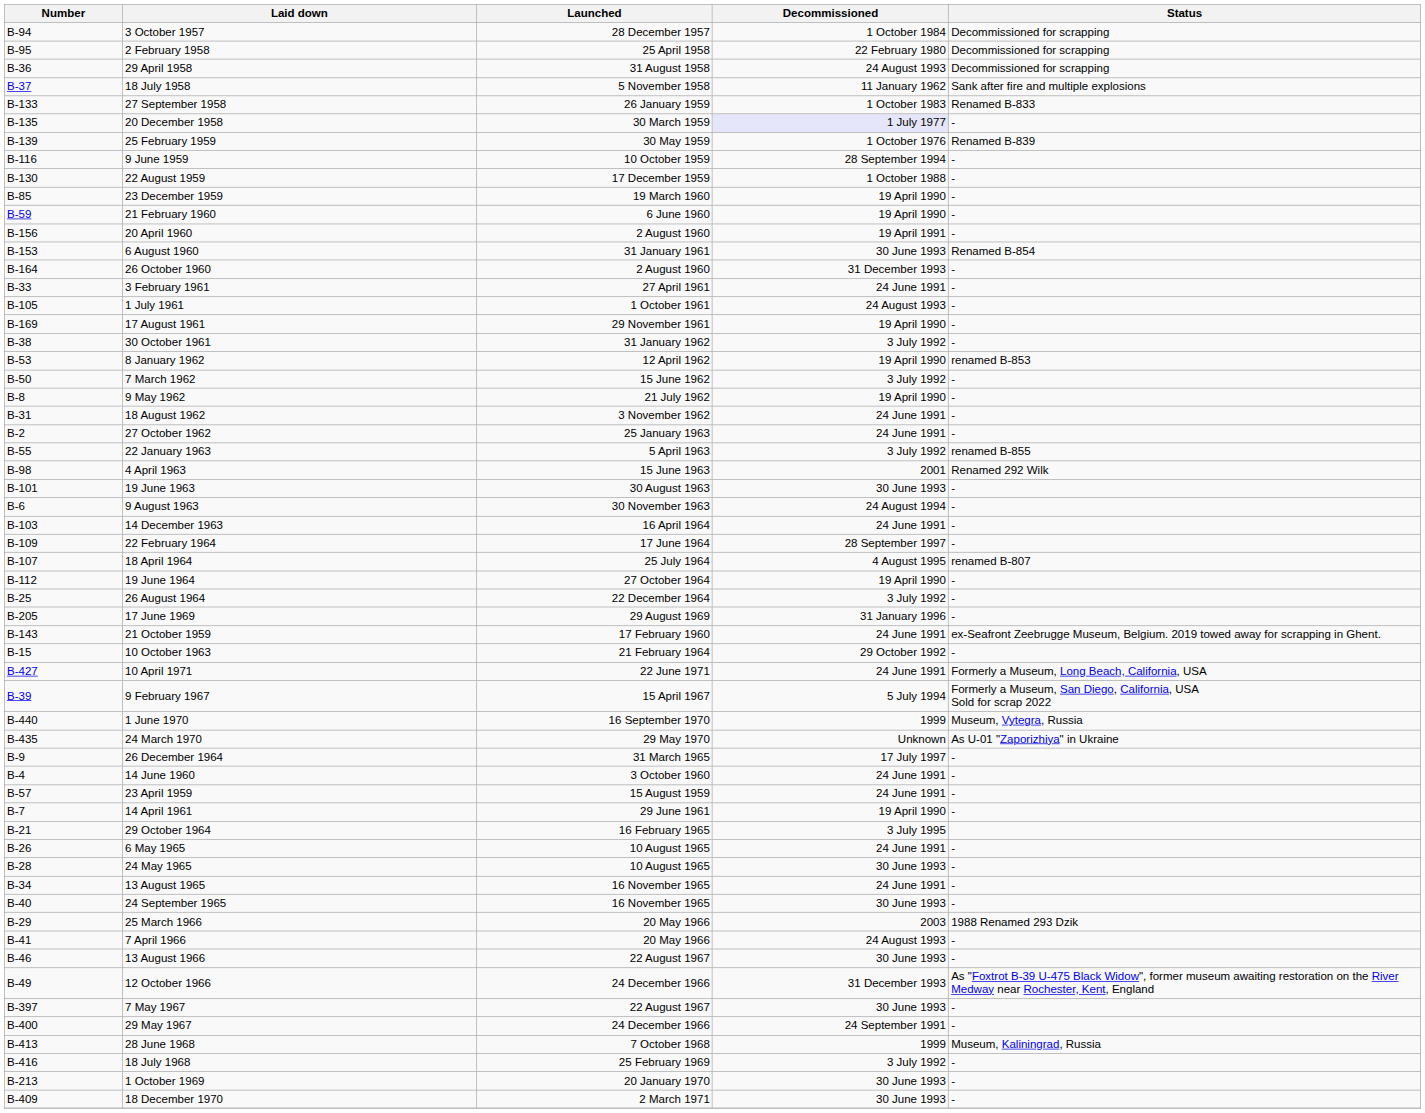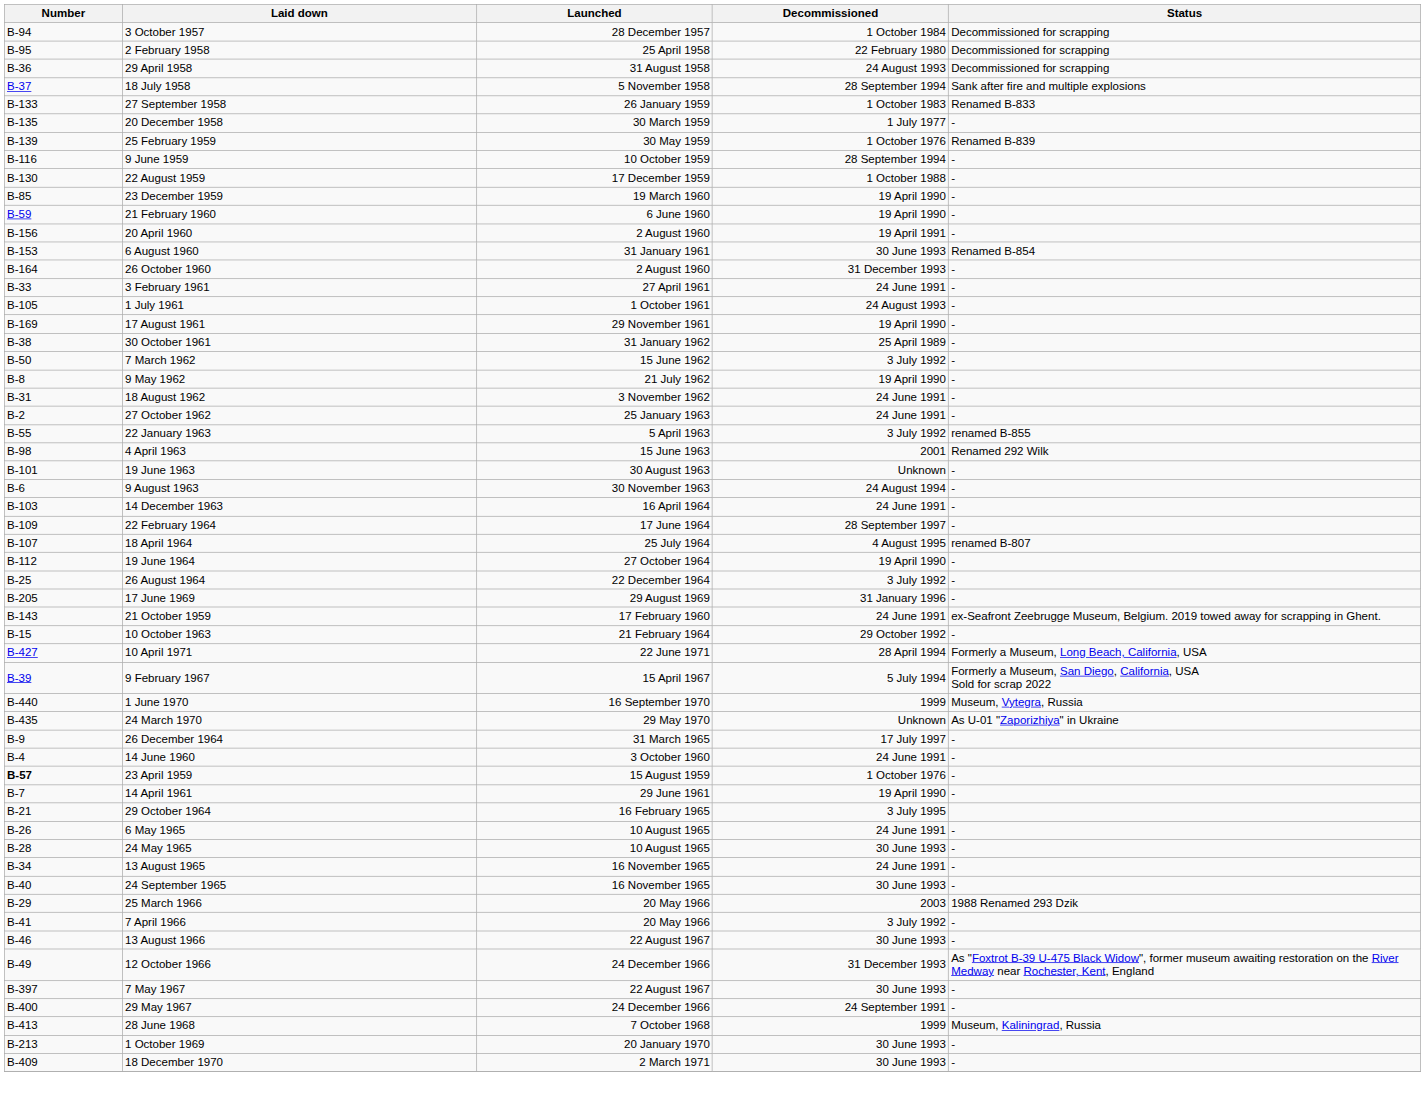(903, 86) 11 January 1962 -> (895, 86) 28 September 1994
(916, 123) lavender background -> (916, 123) no background
(916, 342) 3 July 1992 -> (912, 342) 25 April 1989
- row: (165, 360)
(911, 488) 30 June 1993 -> (922, 470) Unknown
(911, 671) 24 June 1991 -> (912, 653) 28 April 1994
(19, 793) normal -> (20, 775) bold
(911, 793) 24 June 1991 -> (906, 775) 1 October 1976
(906, 940) 24 August 1993 -> (916, 921) 3 July 1992
- row: (158, 1062)
